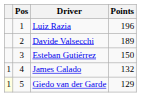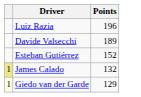- column: (22, 11)
(127, 55) 150 -> (110, 55) 152
(9, 69) no background -> (9, 69) khaki background
